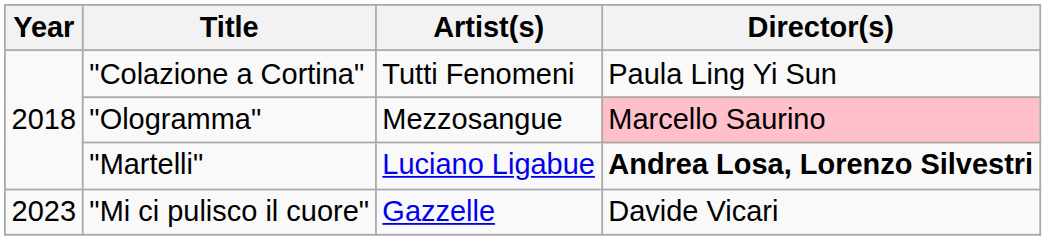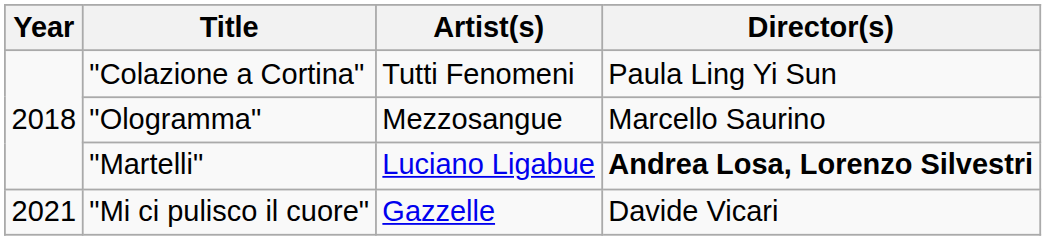(717, 119) pink background -> (717, 119) no background
(44, 211) 2023 -> (44, 211) 2021
